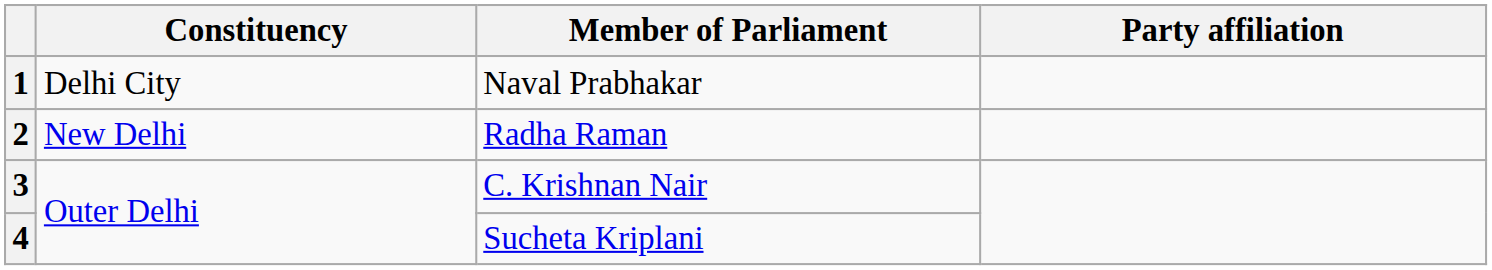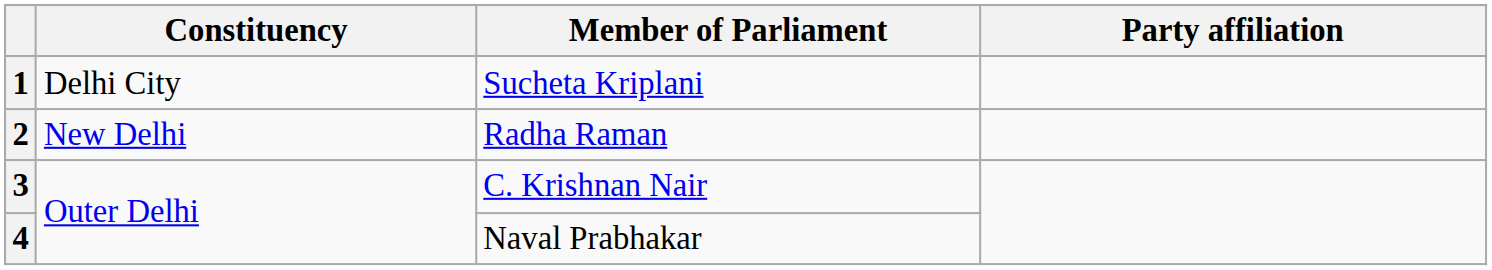(592, 82) Naval Prabhakar -> (593, 82) Sucheta Kriplani
(593, 237) Sucheta Kriplani -> (592, 237) Naval Prabhakar
